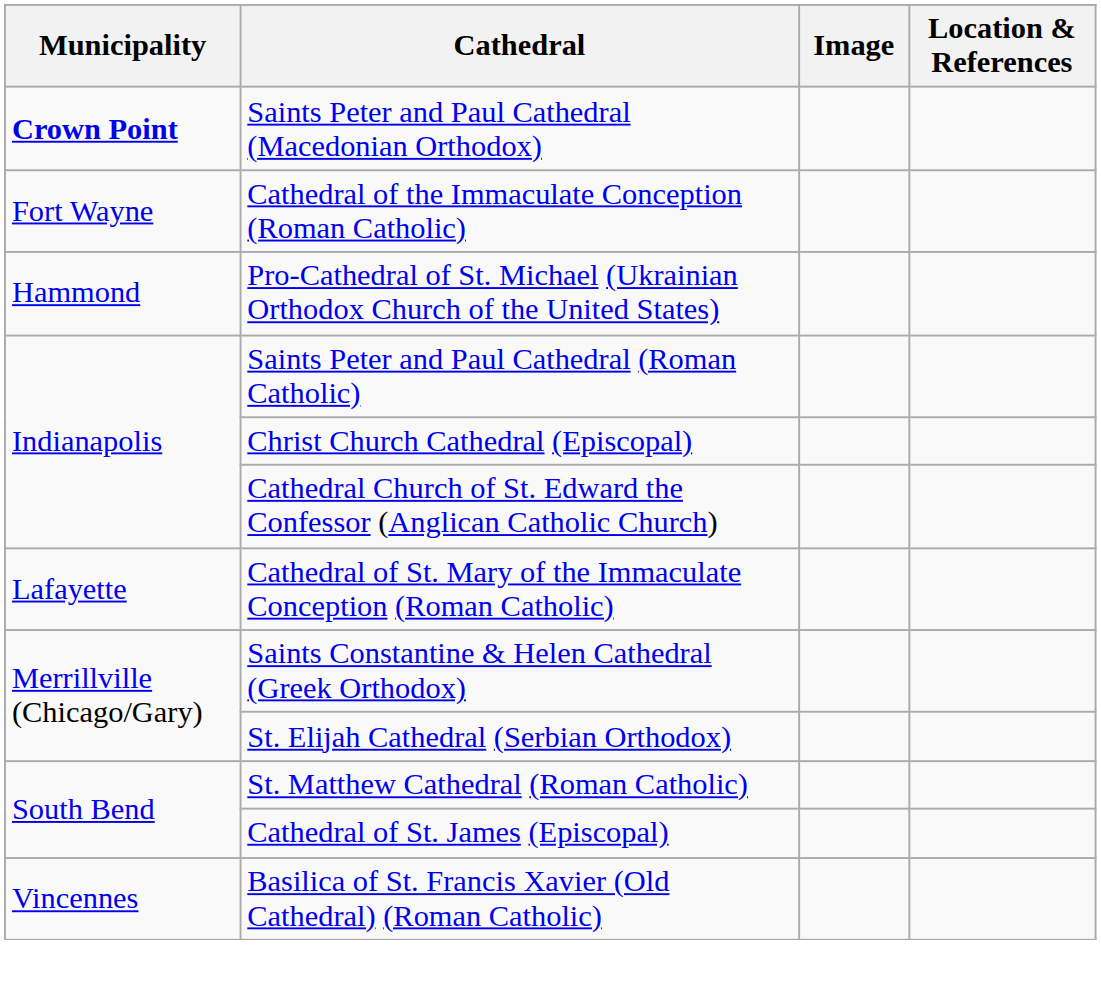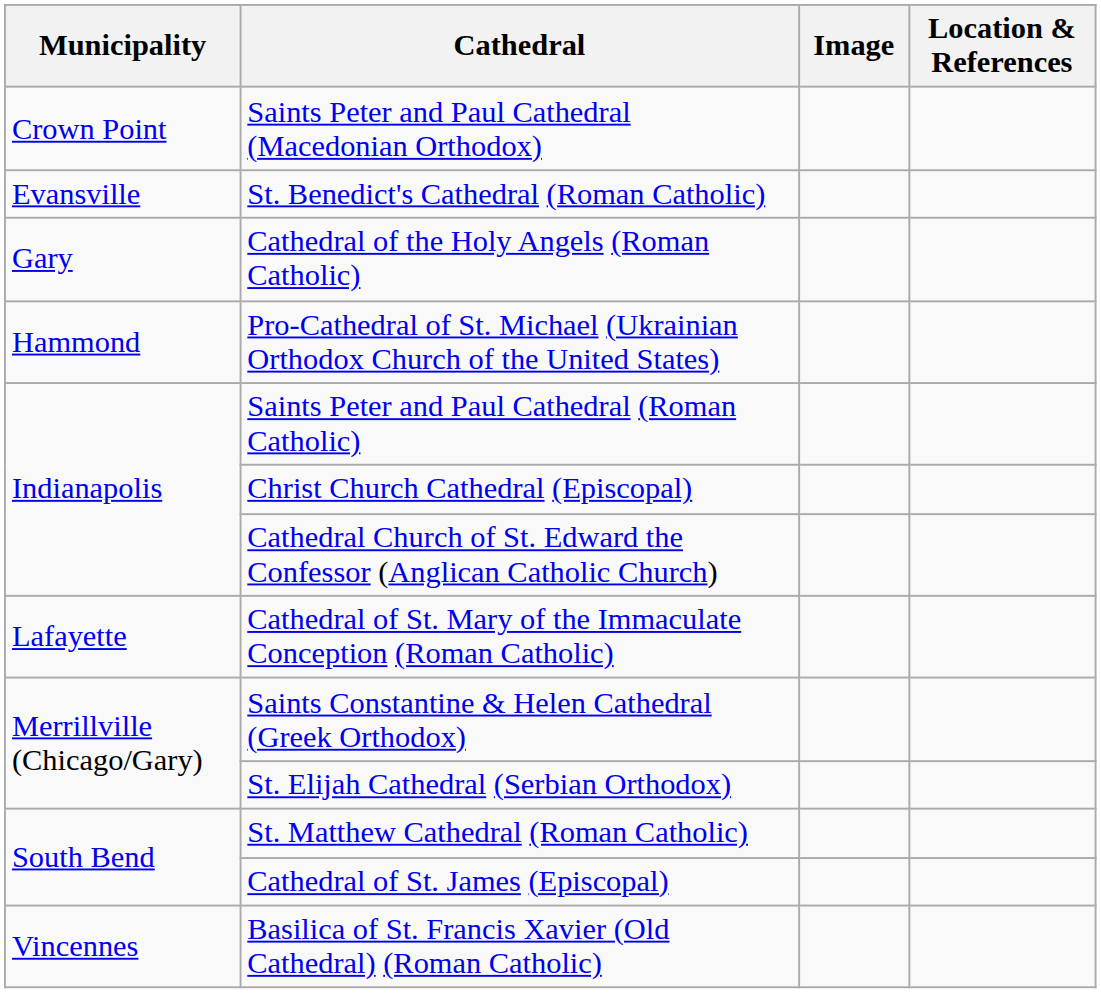(95, 128) bold -> (89, 128) normal
+ row: (506, 193)
- row: (495, 210)
+ row: (478, 258)
